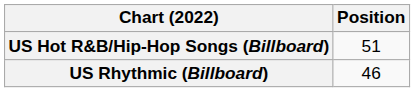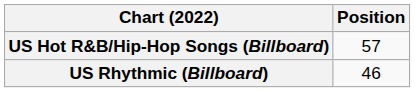(371, 45) 51 -> (371, 45) 57
